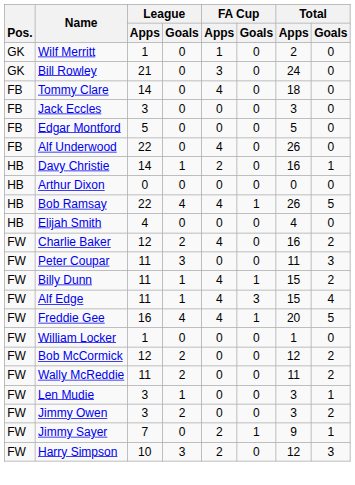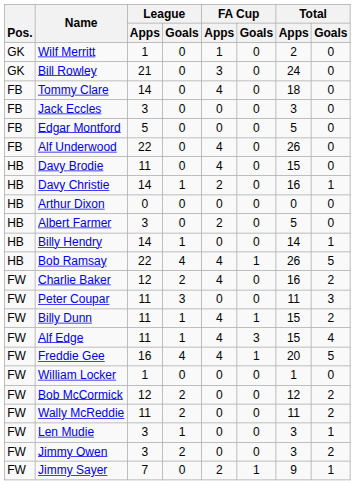+ row: (71, 166)
+ row: (75, 223)
+ row: (70, 242)
- row: (70, 223)
- row: (78, 451)
